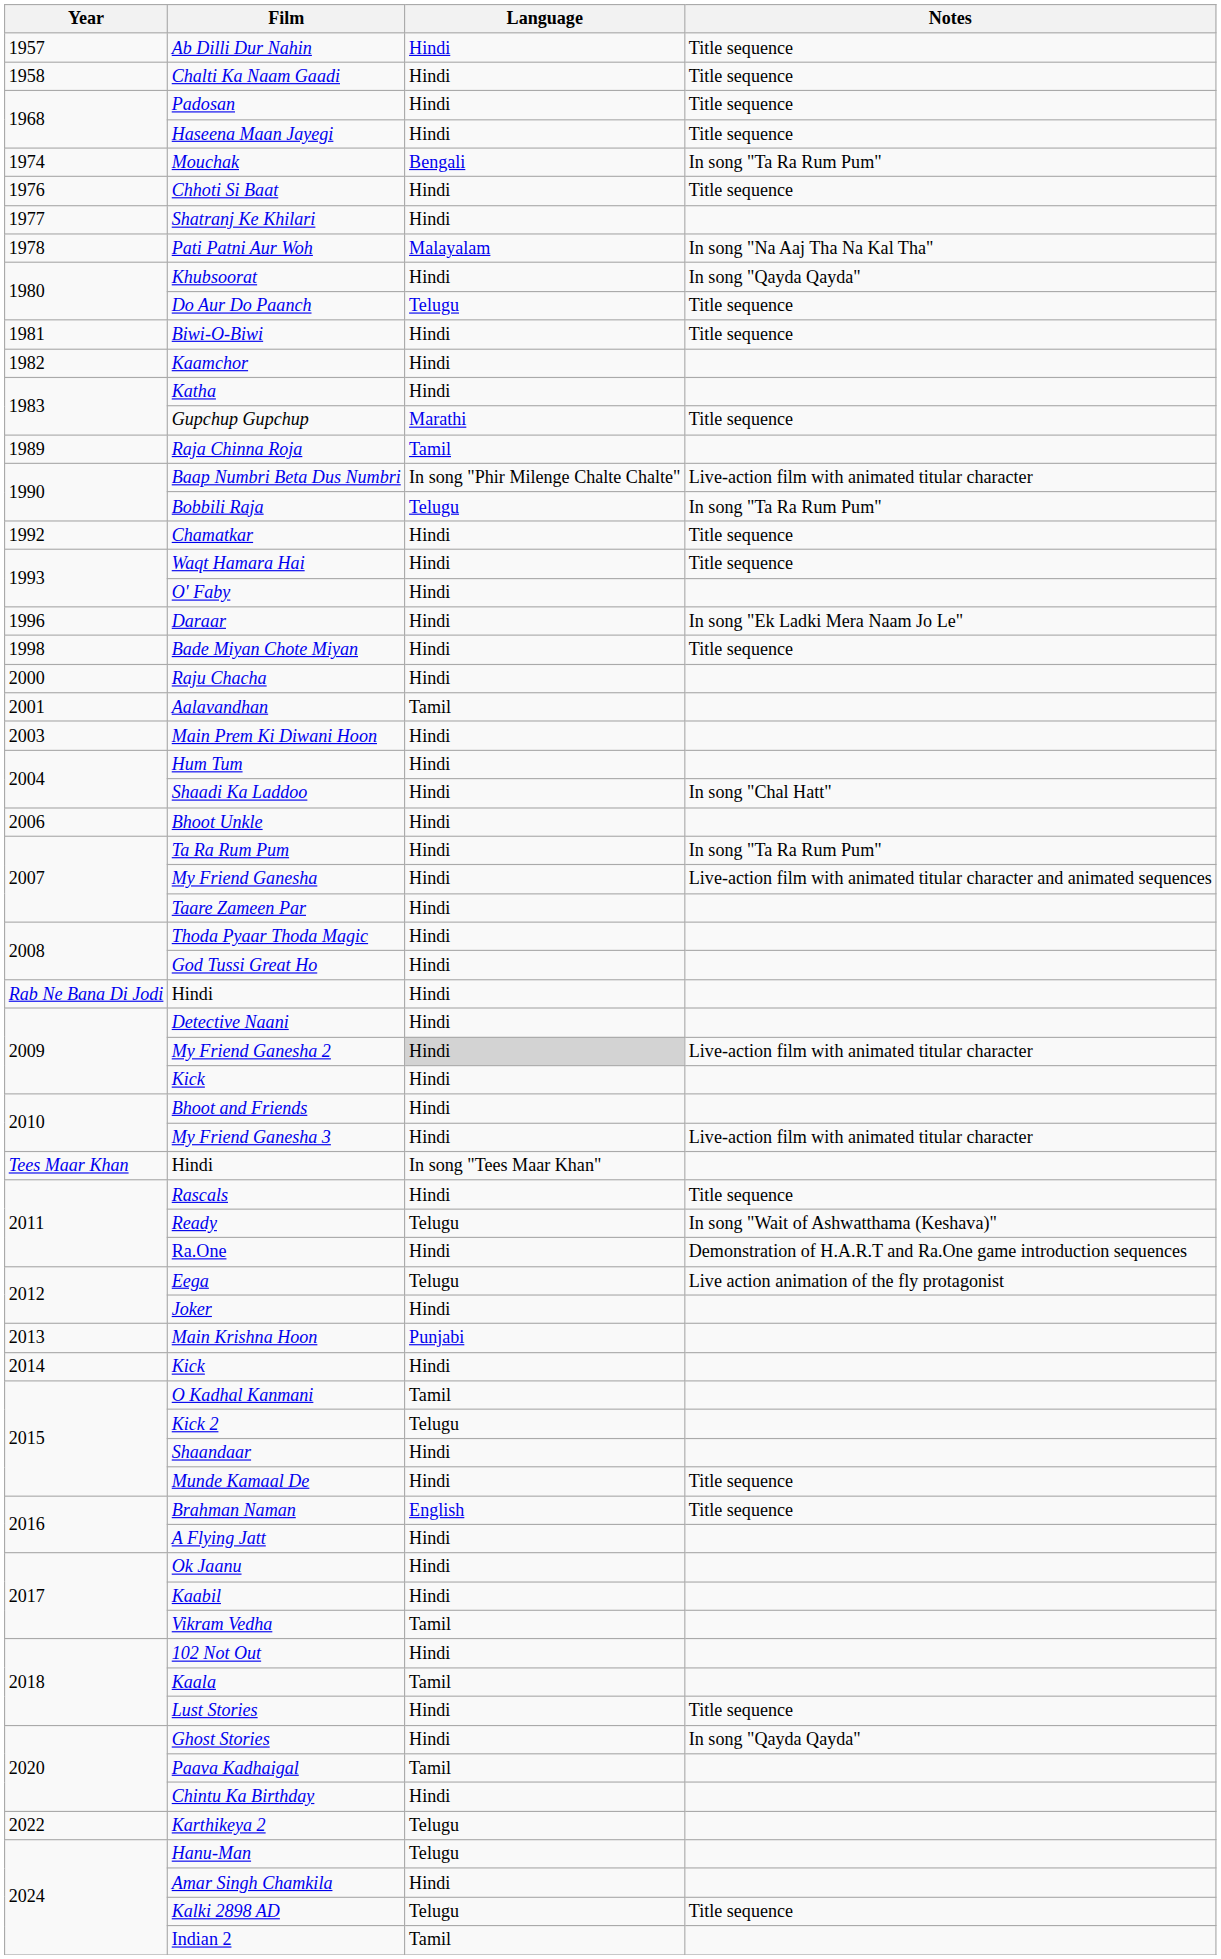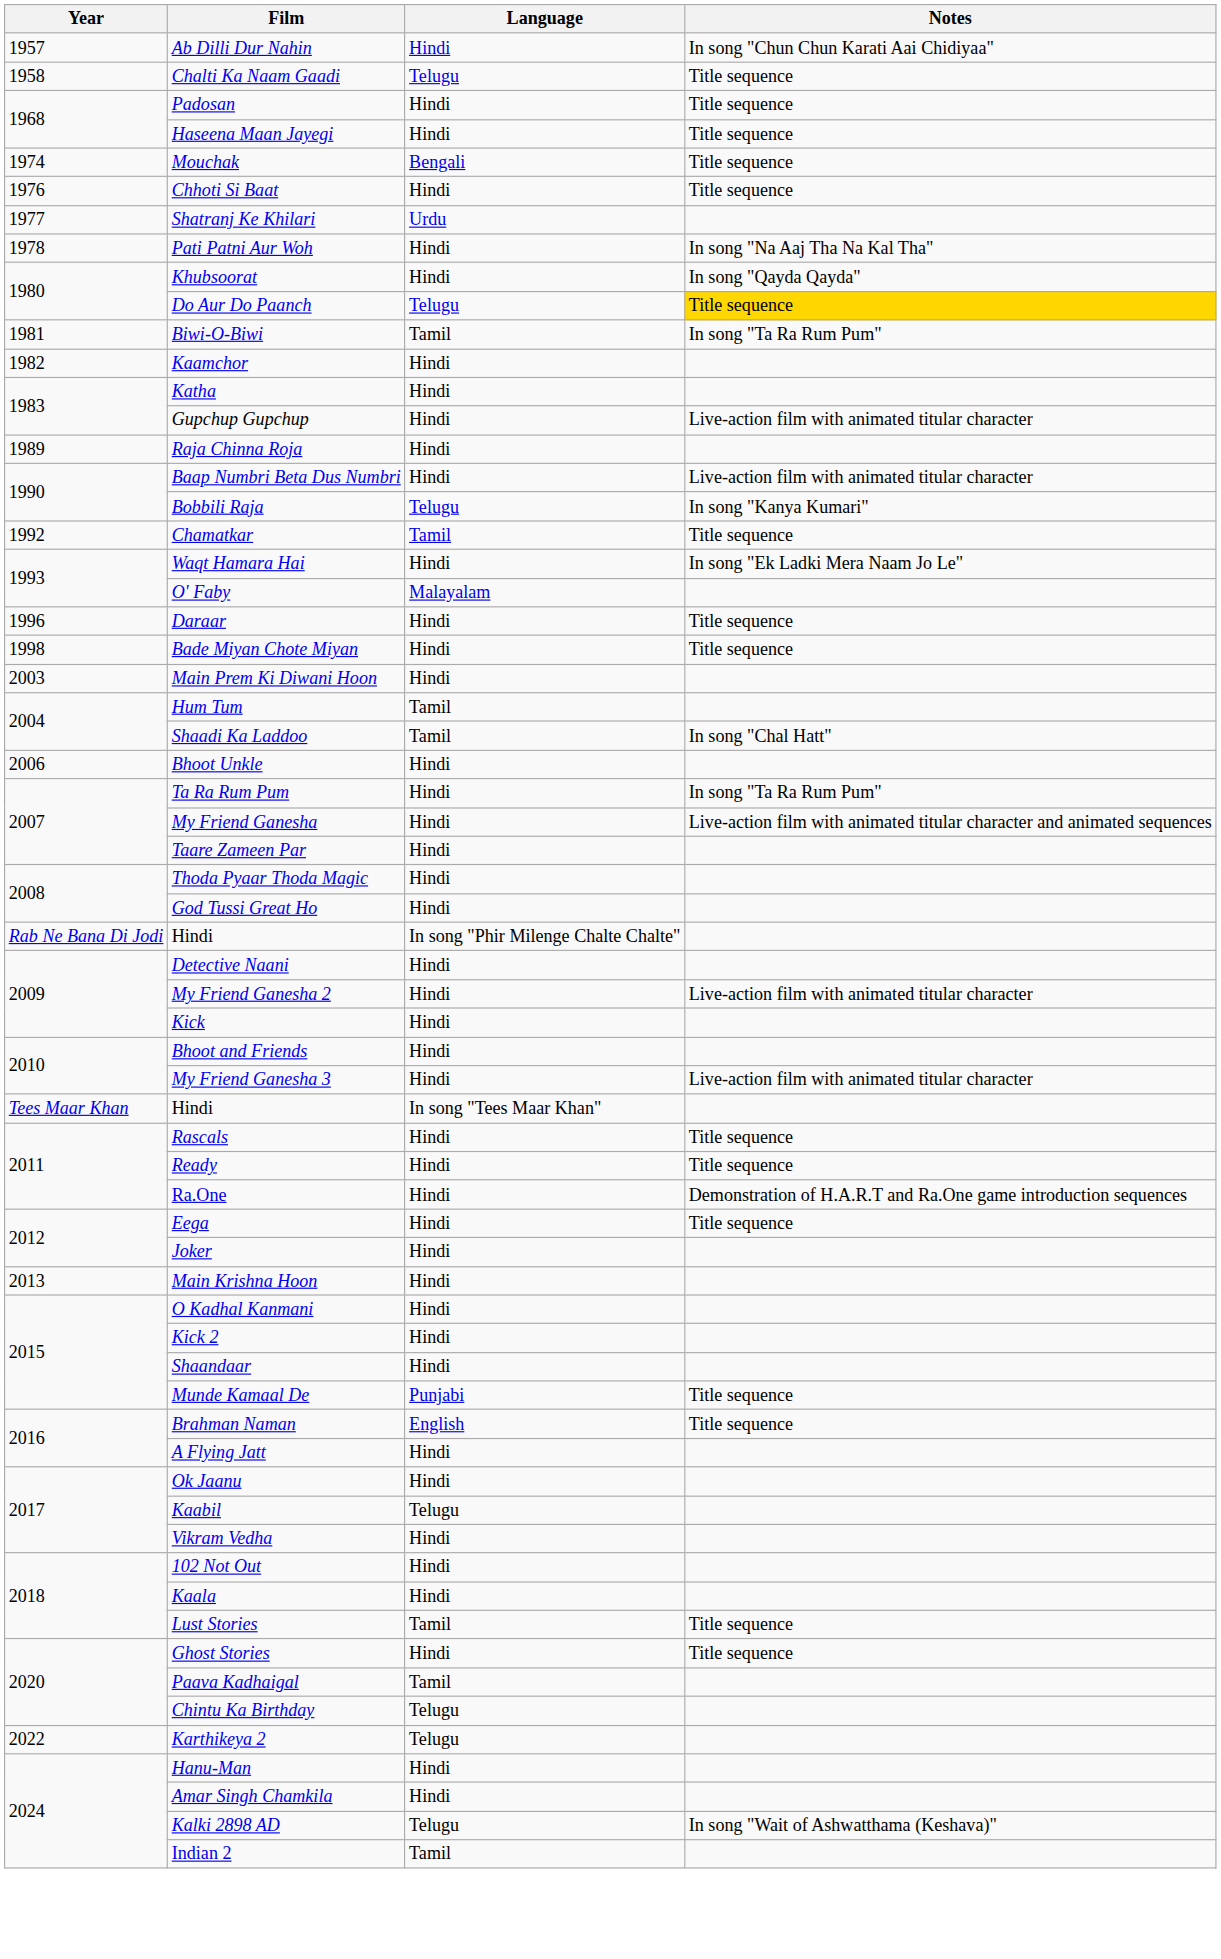(741, 47) Title sequence -> (841, 47) In song "Chun Chun Karati Aai Chidiyaa"
(430, 76) Hindi -> (434, 76) Telugu
(785, 162) In song "Ta Ra Rum Pum" -> (741, 162) Title sequence
(430, 219) Hindi -> (428, 219) Urdu
(450, 248) Malayalam -> (430, 248) Hindi
(741, 305) no background -> (741, 305) gold background
(430, 334) Hindi -> (430, 334) Tamil
(741, 334) Title sequence -> (785, 334) In song "Ta Ra Rum Pum"
(438, 420) Marathi -> (430, 420) Hindi
(741, 420) Title sequence -> (861, 420) Live-action film with animated titular character
(430, 448) Tamil -> (430, 448) Hindi
(545, 477) In song "Phir Milenge Chalte Chalte" -> (430, 477) Hindi
(785, 506) In song "Ta Ra Rum Pum" -> (779, 506) In song "Kanya Kumari"
(430, 534) Hindi -> (430, 534) Tamil
(741, 563) Title sequence -> (826, 563) In song "Ek Ladki Mera Naam Jo Le"
(430, 592) Hindi -> (450, 592) Malayalam
(826, 620) In song "Ek Ladki Mera Naam Jo Le" -> (741, 620) Title sequence
- row: (27, 678)
- row: (27, 707)
(430, 764) Hindi -> (430, 707) Tamil
(430, 793) Hindi -> (430, 735) Tamil
(430, 993) Hindi -> (545, 936) In song "Phir Milenge Chalte Chalte"
(430, 1051) lightgrey background -> (430, 993) no background
(434, 1223) Telugu -> (430, 1165) Hindi
(843, 1223) In song "Wait of Ashwatthama (Keshava)" -> (741, 1165) Title sequence
(434, 1280) Telugu -> (430, 1223) Hindi
(846, 1280) Live action animation of the fly protagonist -> (741, 1223) Title sequence
(437, 1337) Punjabi -> (430, 1280) Hindi
- row: (27, 1366)
(430, 1395) Tamil -> (430, 1309) Hindi
(434, 1423) Telugu -> (430, 1337) Hindi
(430, 1481) Hindi -> (437, 1395) Punjabi
(430, 1595) Hindi -> (434, 1509) Telugu
(430, 1624) Tamil -> (430, 1538) Hindi
(430, 1681) Tamil -> (430, 1595) Hindi
(430, 1710) Hindi -> (430, 1624) Tamil
(775, 1739) In song "Qayda Qayda" -> (741, 1653) Title sequence
(430, 1796) Hindi -> (434, 1710) Telugu
(434, 1853) Telugu -> (430, 1767) Hindi
(741, 1911) Title sequence -> (843, 1825) In song "Wait of Ashwatthama (Keshava)"
